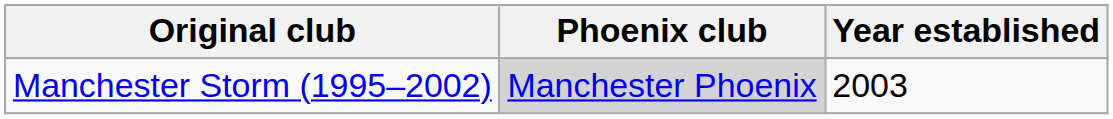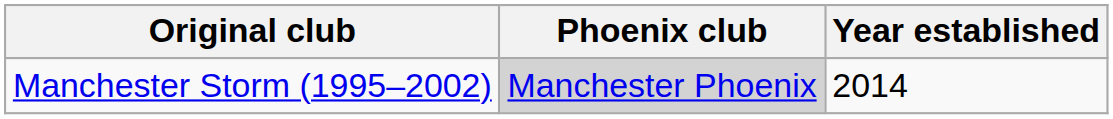(870, 85) 2003 -> (870, 85) 2014
